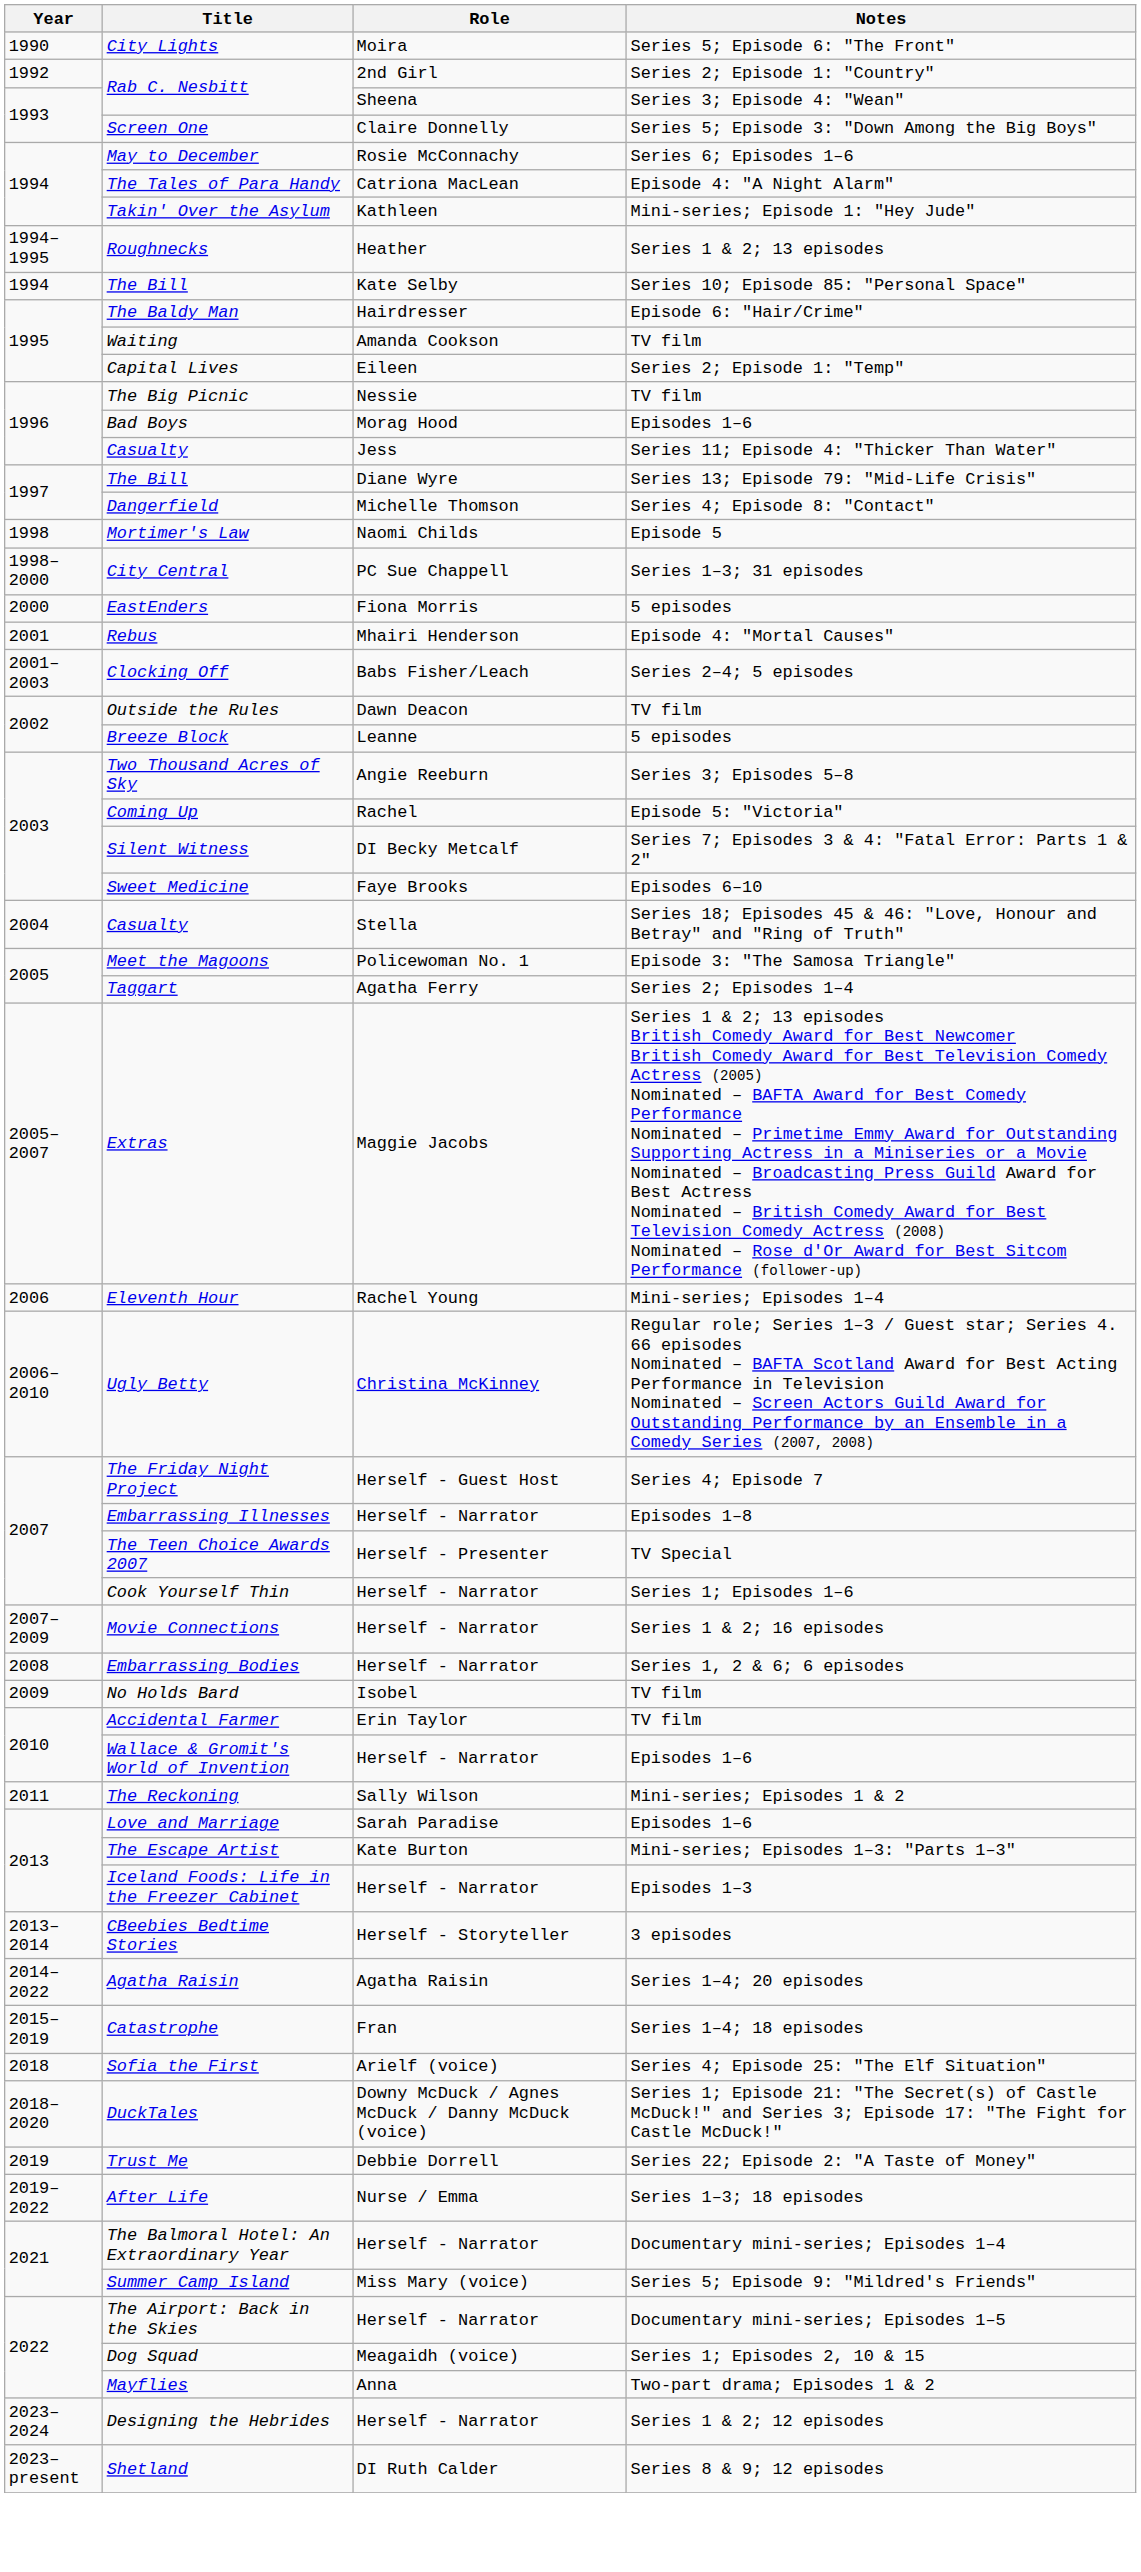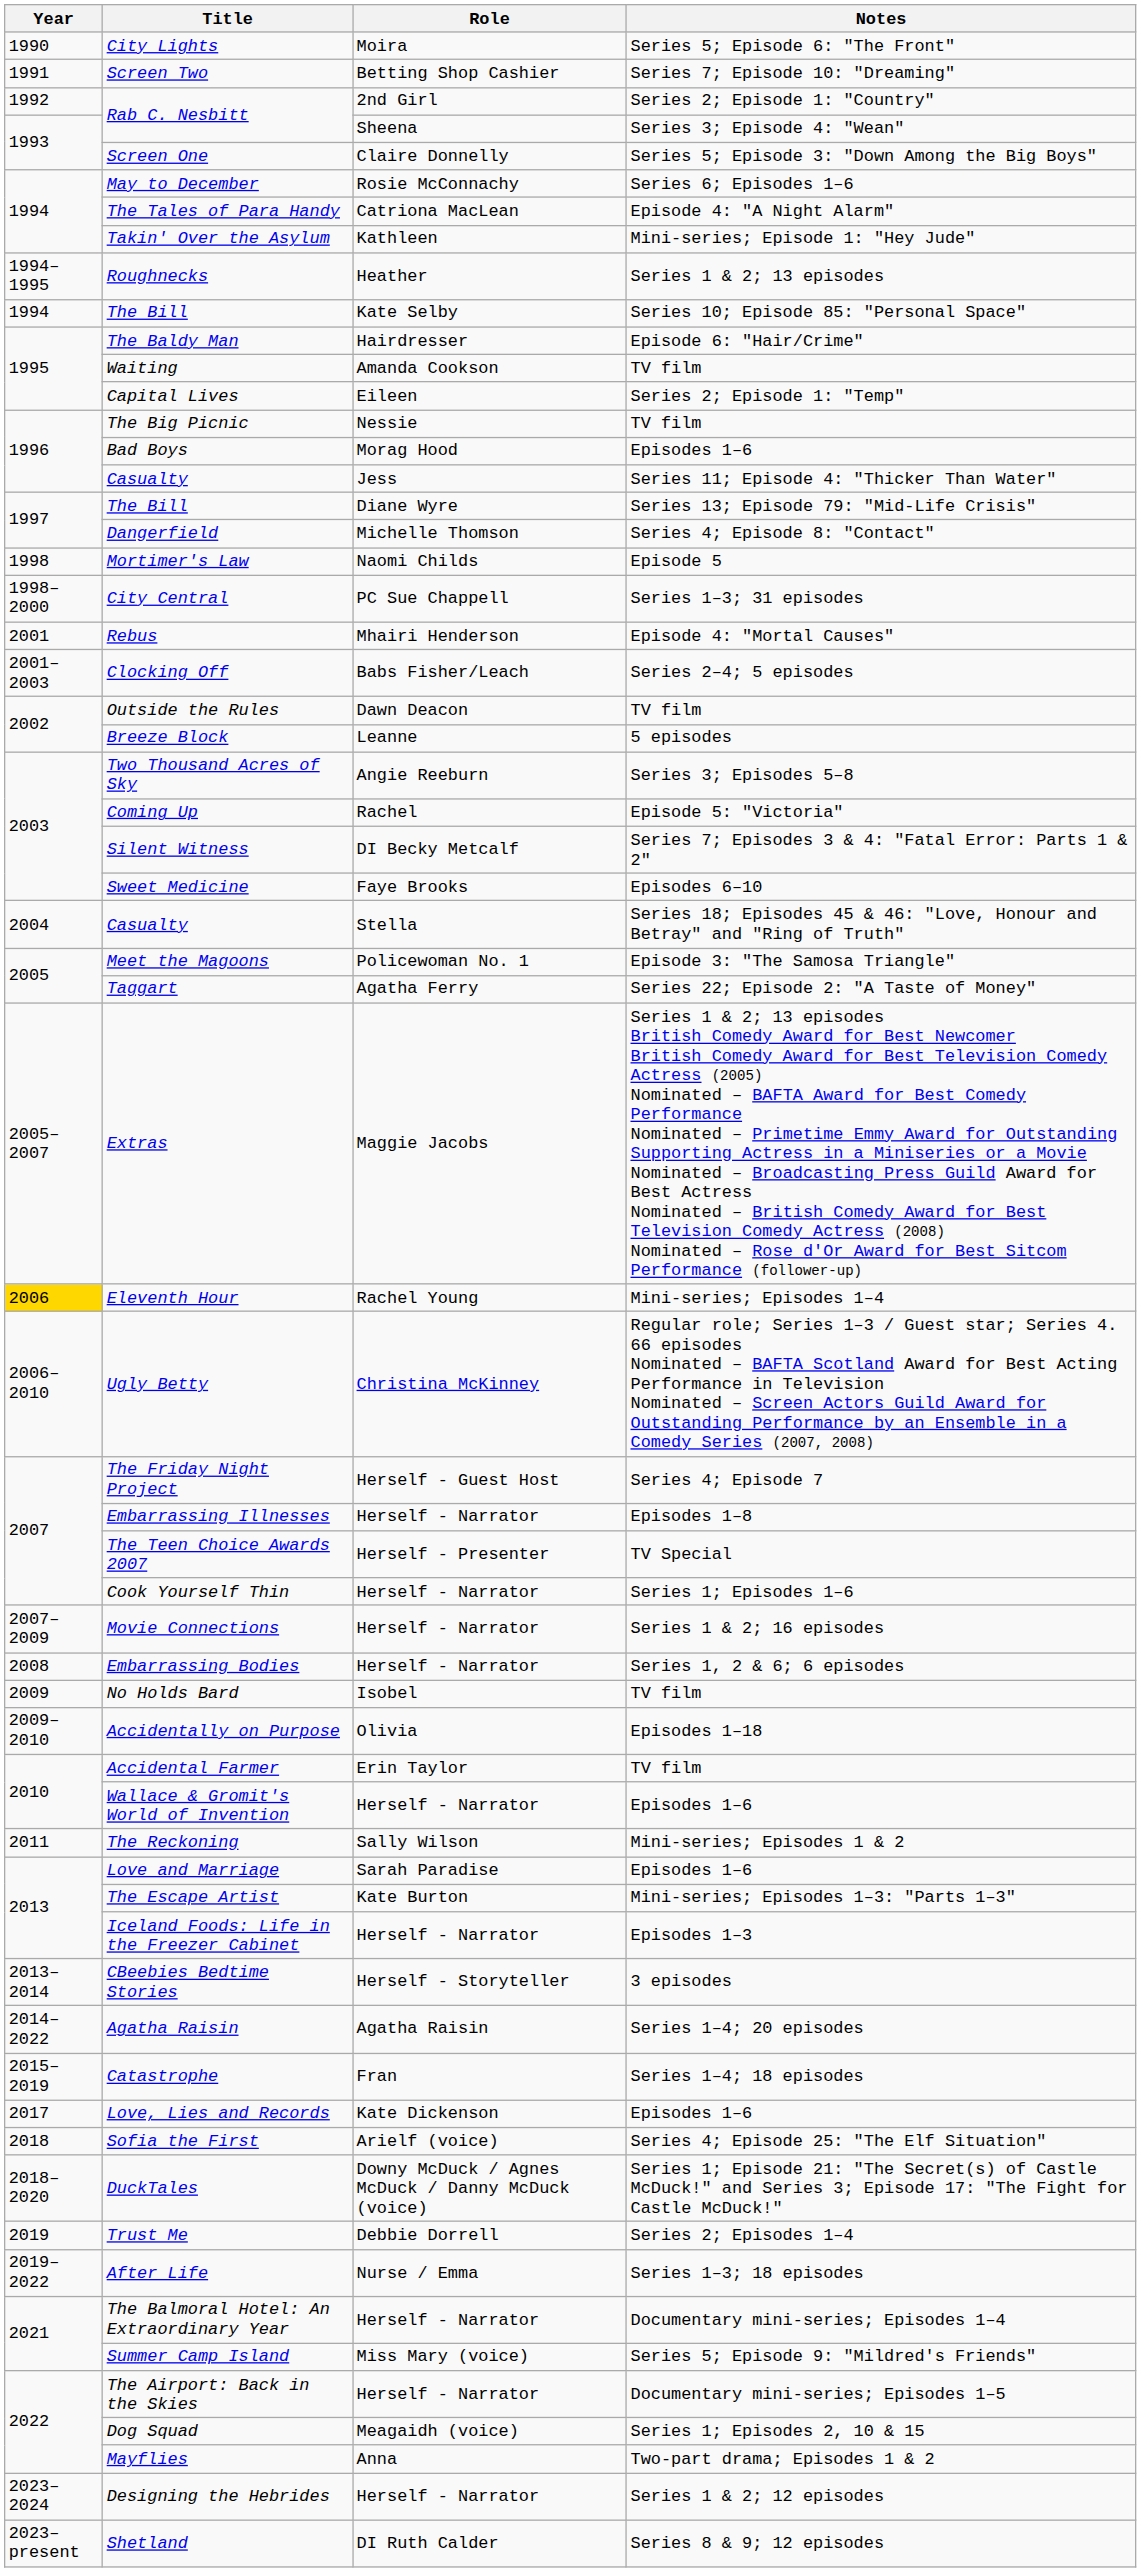+ row: (157, 74)
- row: (157, 608)
(742, 989) Series 2; Episodes 1–4 -> (833, 989) Series 22; Episode 2: "A Taste of Money"
(29, 1298) no background -> (29, 1298) gold background
+ row: (223, 1731)
+ row: (218, 2114)
(833, 2161) Series 22; Episode 2: "A Taste of Money" -> (742, 2235) Series 2; Episodes 1–4
